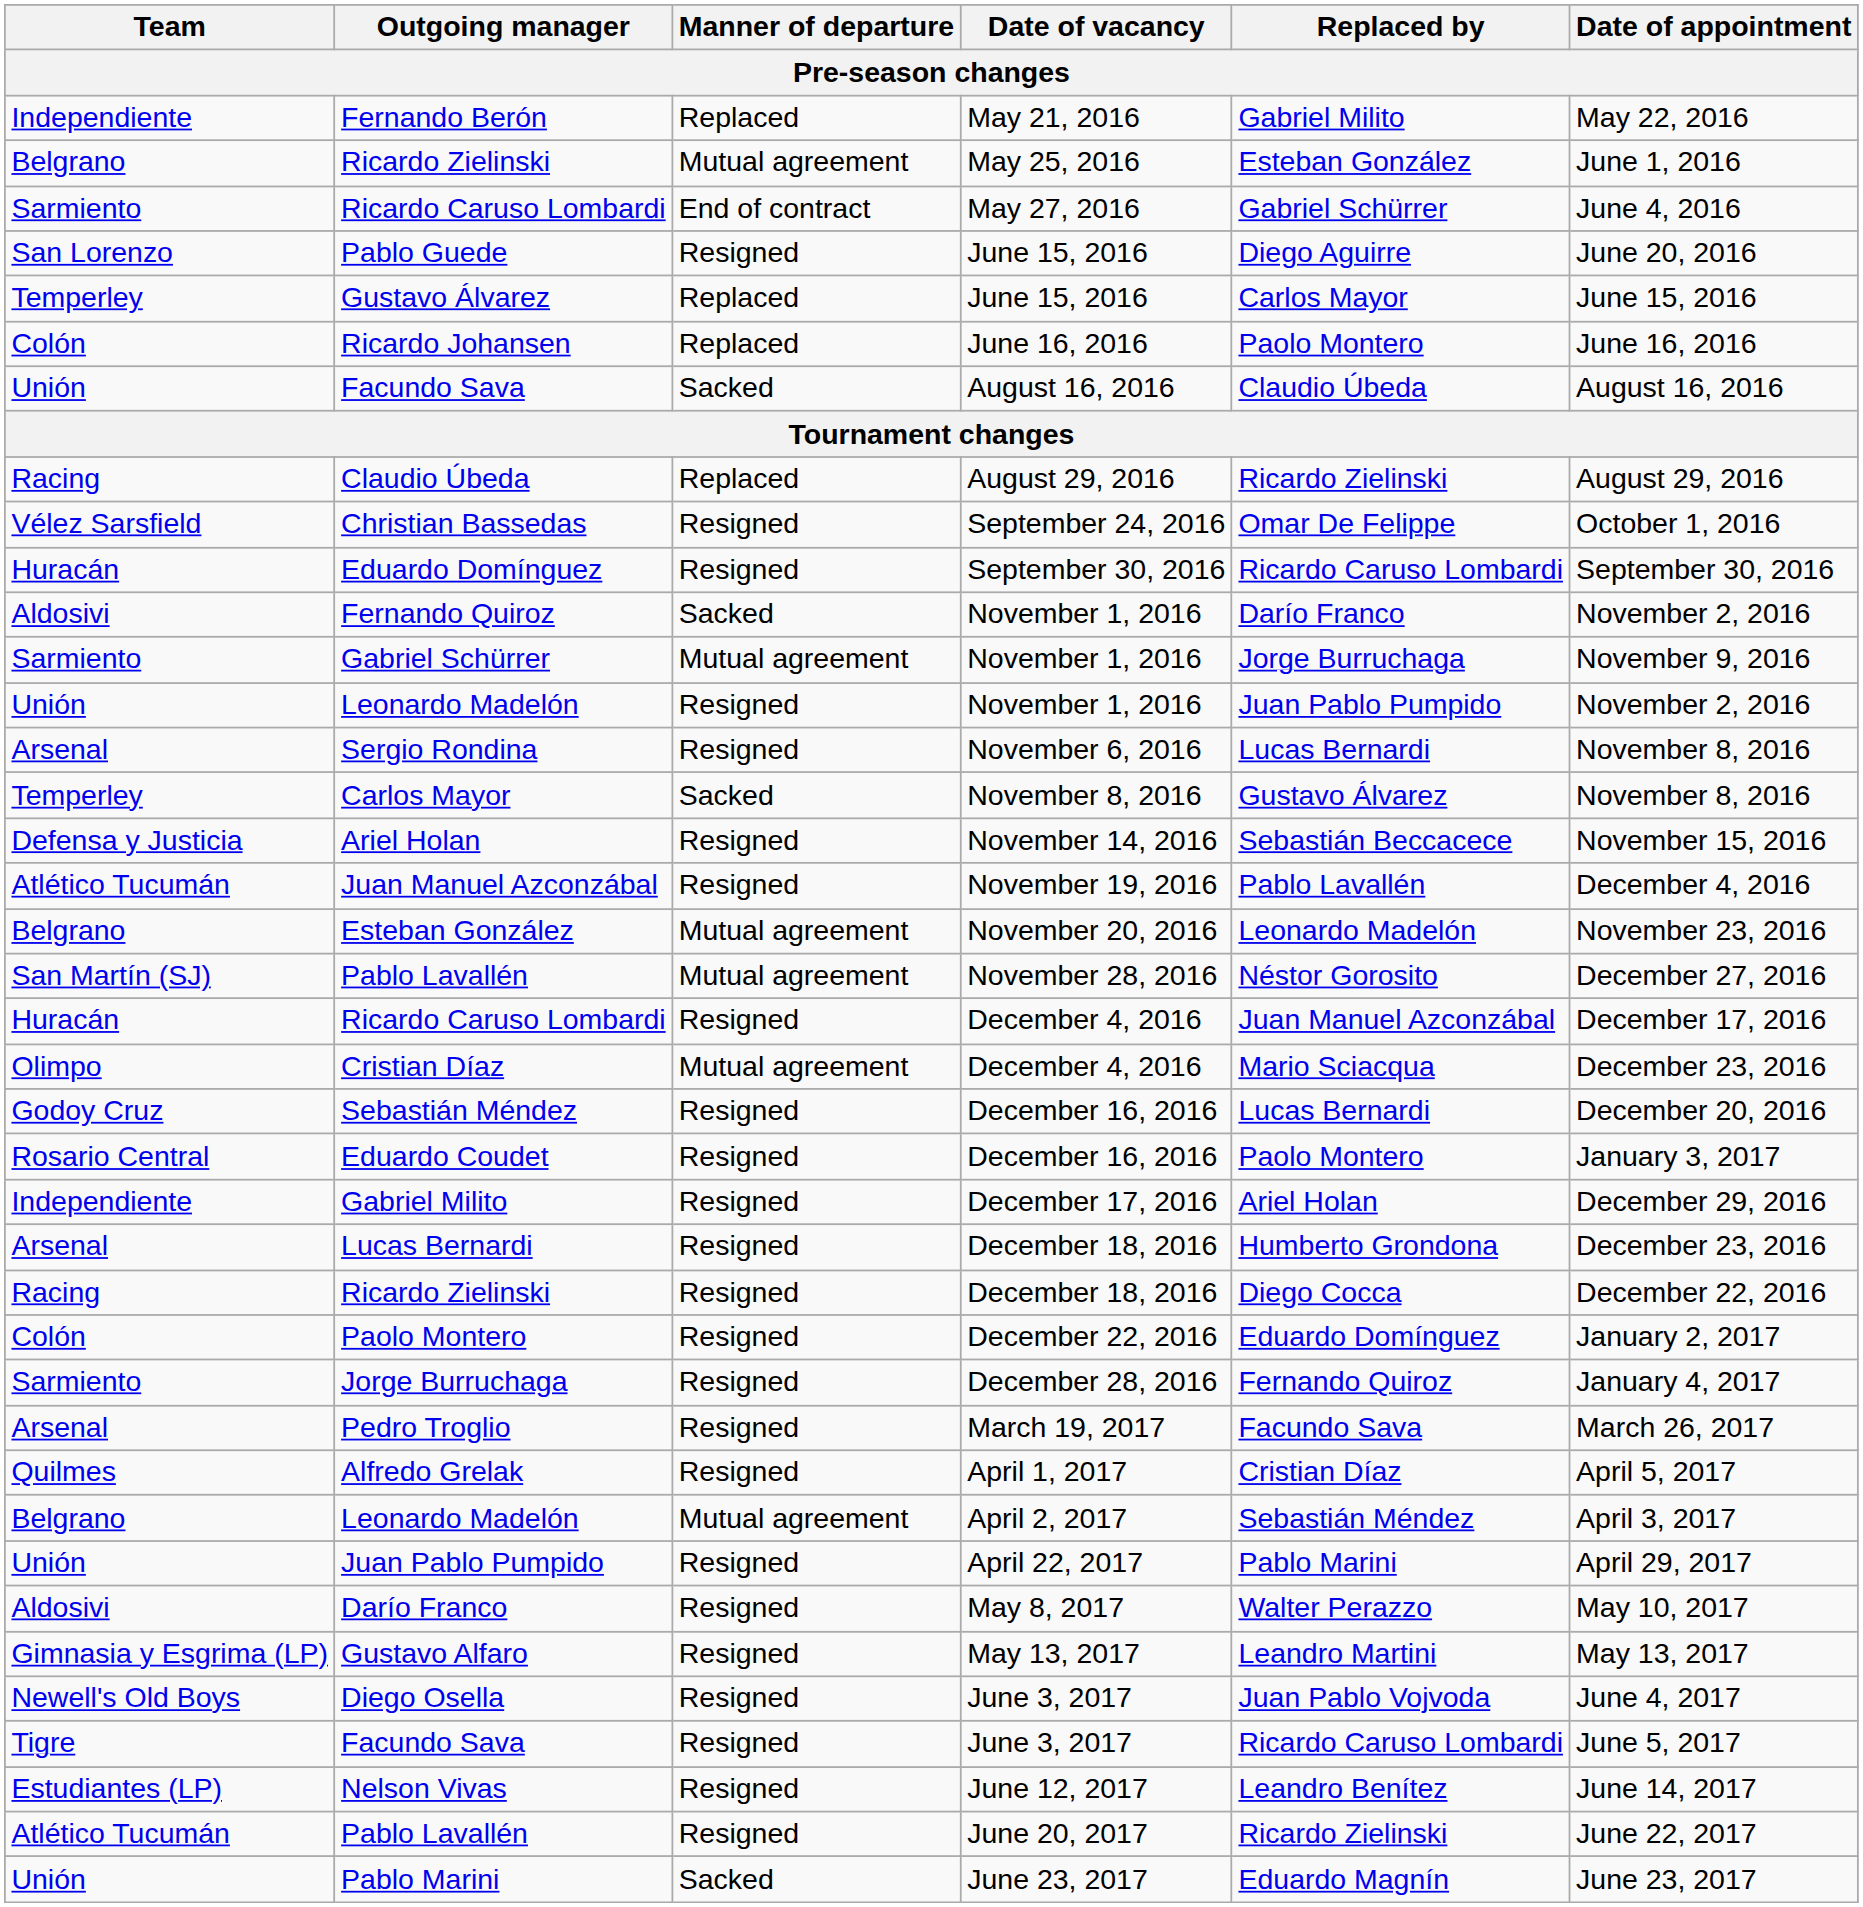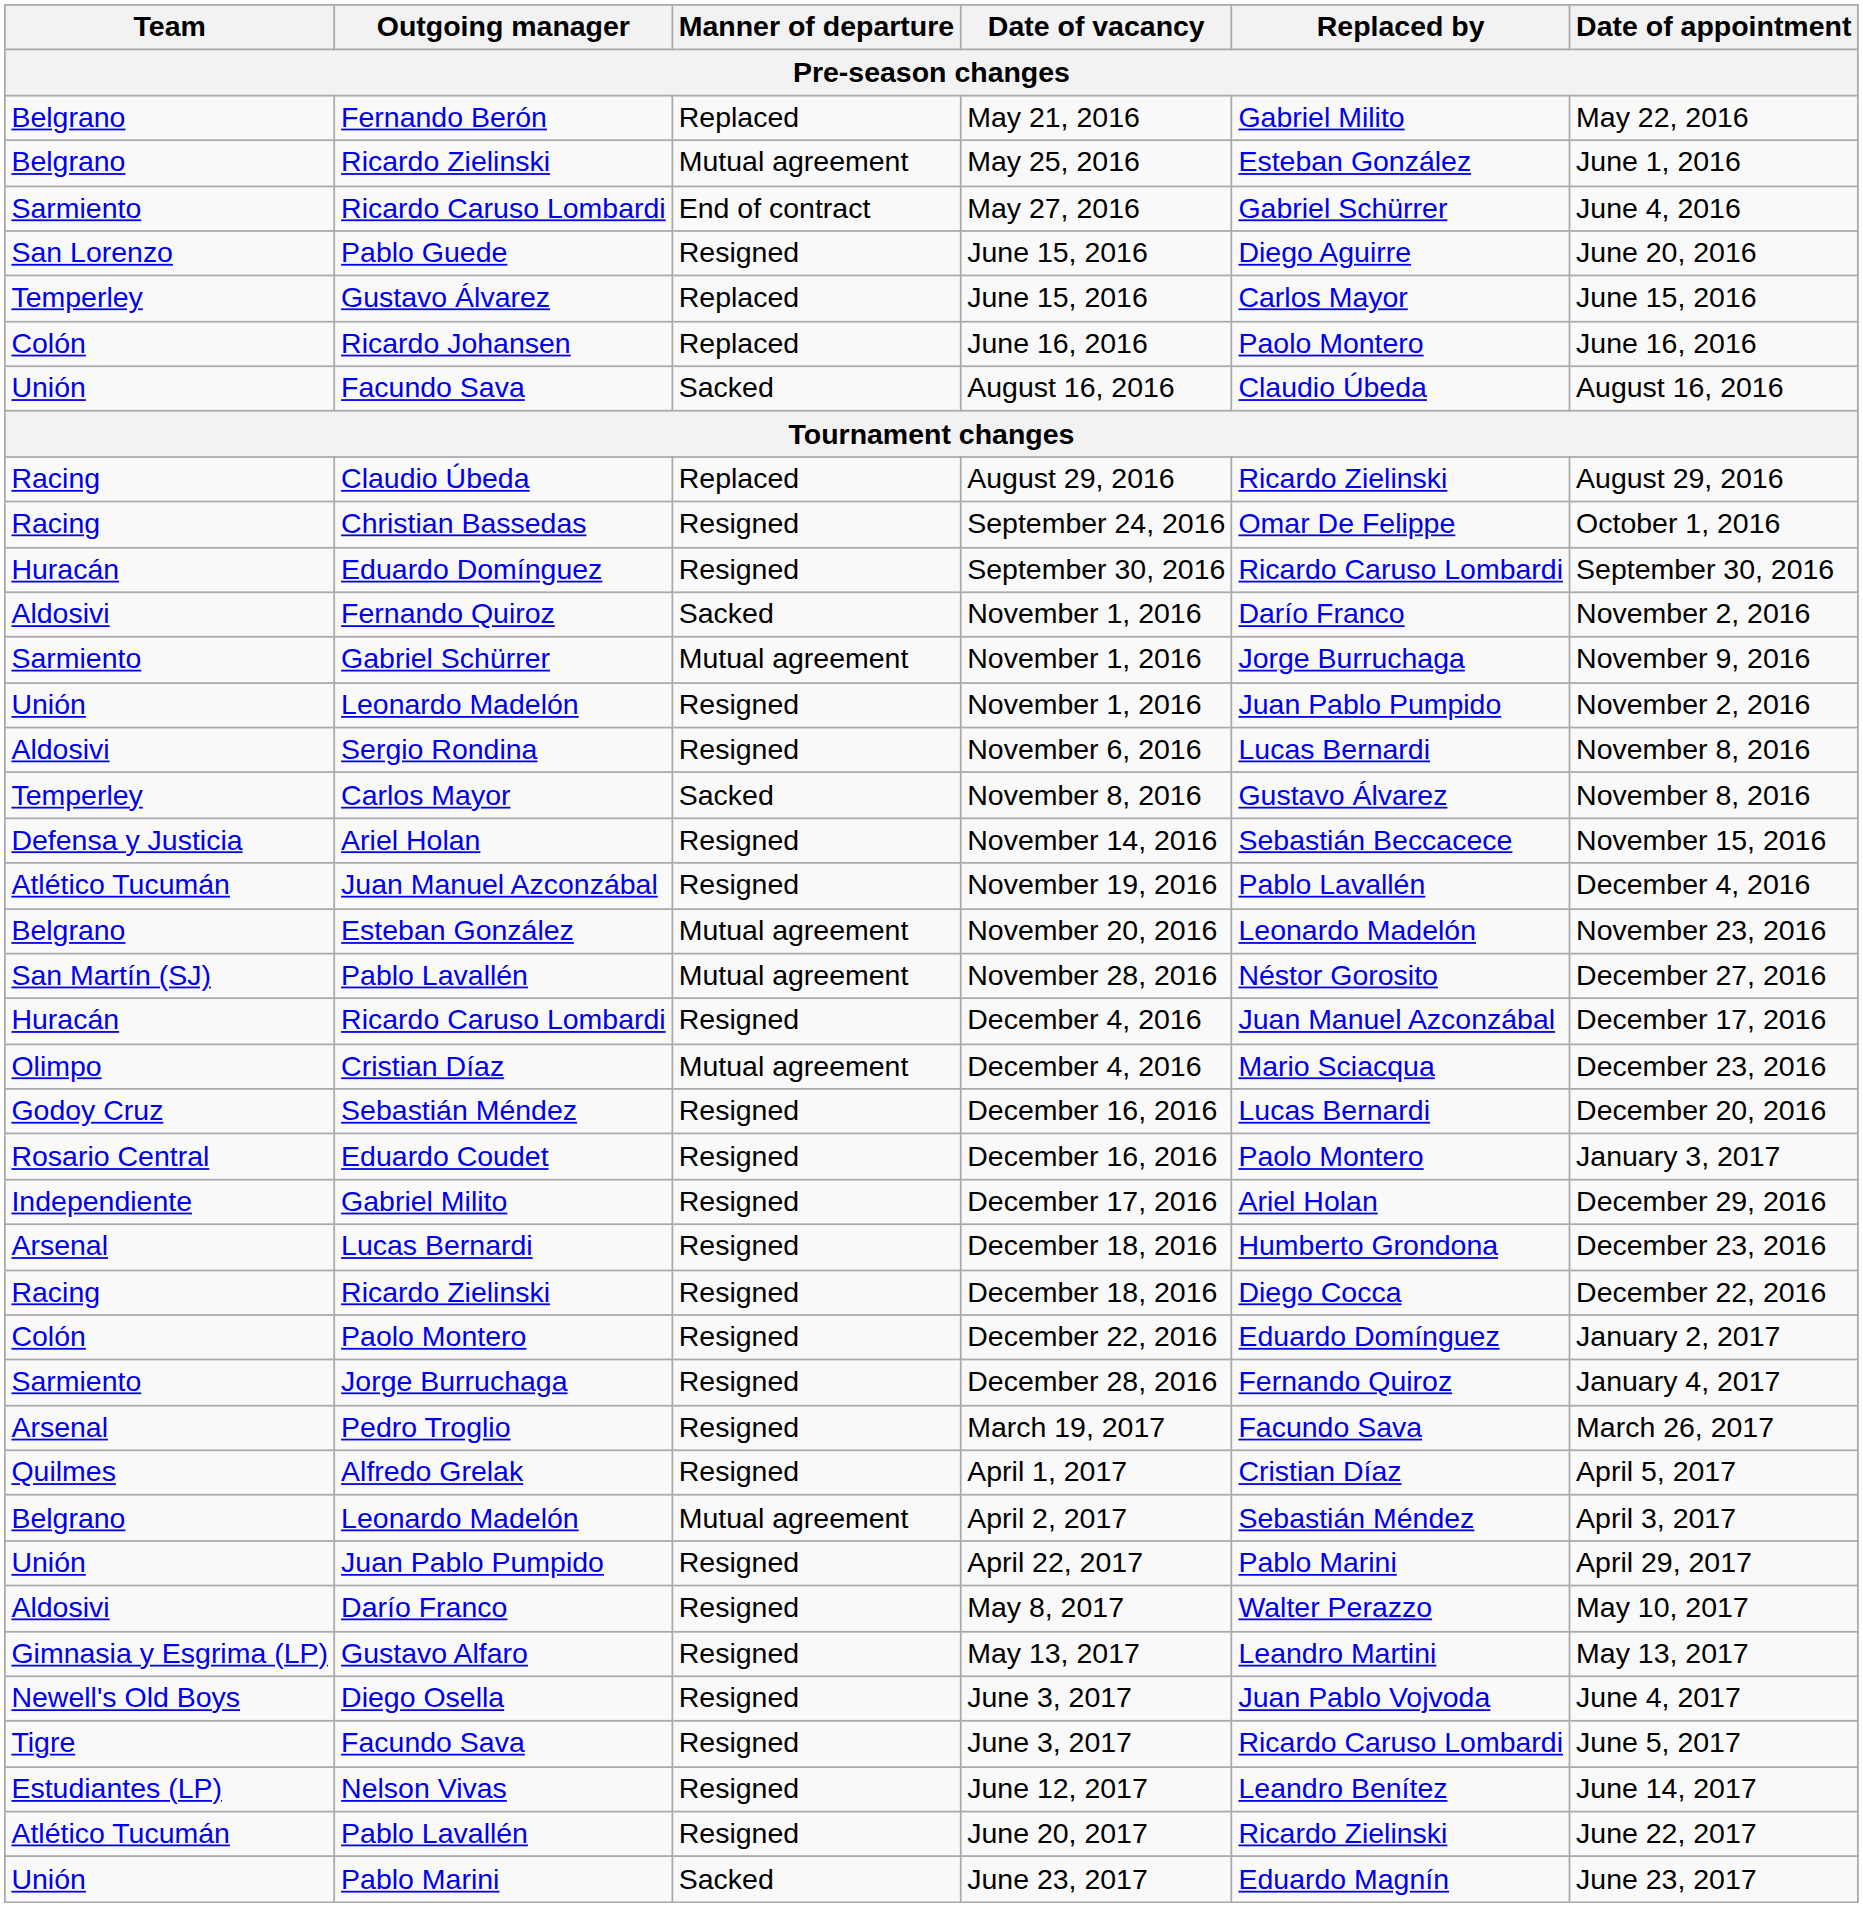(102, 117) Independiente -> (68, 117) Belgrano
(106, 523) Vélez Sarsfield -> (56, 523) Racing
(60, 749) Arsenal -> (61, 749) Aldosivi
